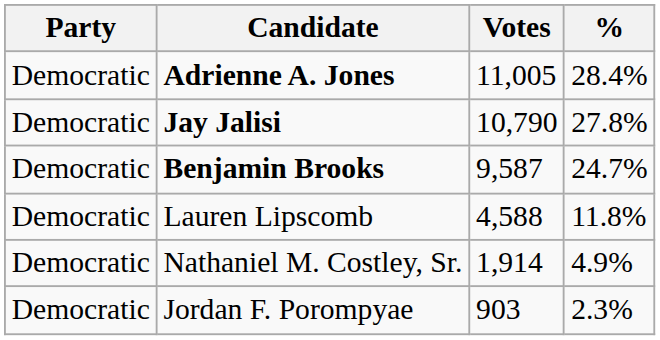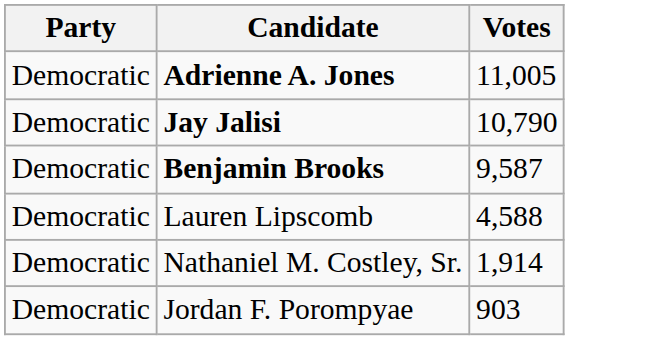- column: (609, 27)
